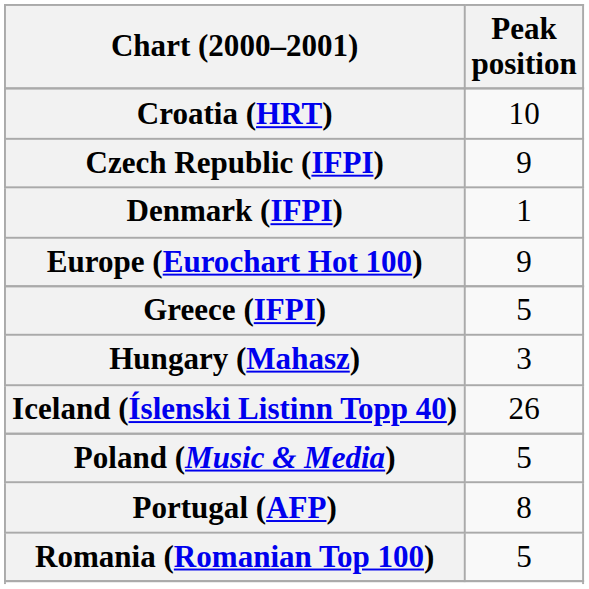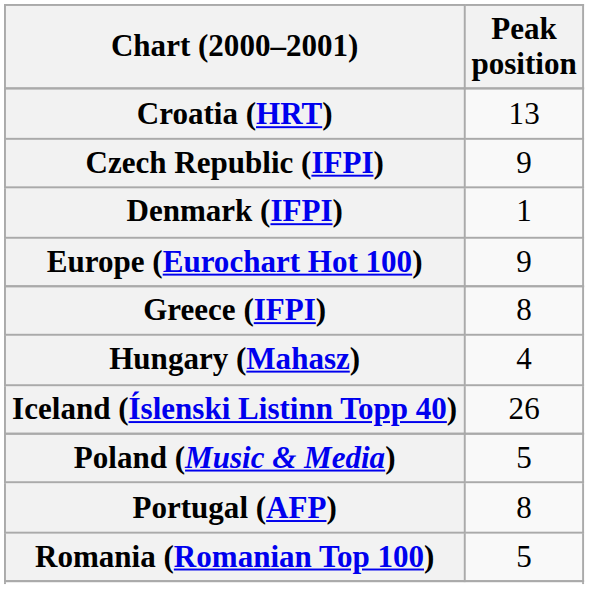(524, 113) 10 -> (524, 113) 13
(524, 310) 5 -> (524, 310) 8
(524, 359) 3 -> (524, 359) 4
